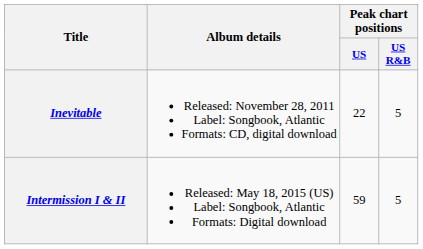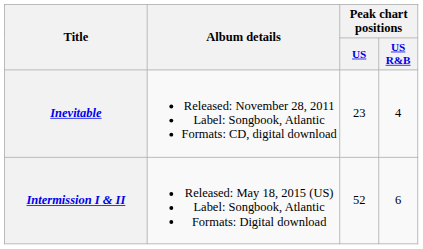(359, 113) 22 -> (359, 113) 23
(398, 113) 5 -> (398, 113) 4
(359, 200) 59 -> (359, 200) 52
(398, 200) 5 -> (398, 200) 6
